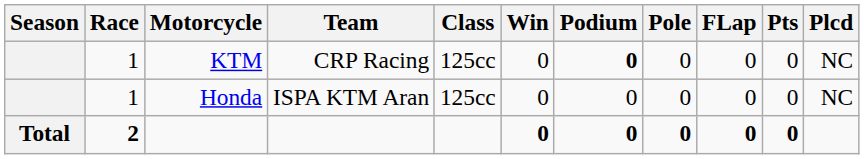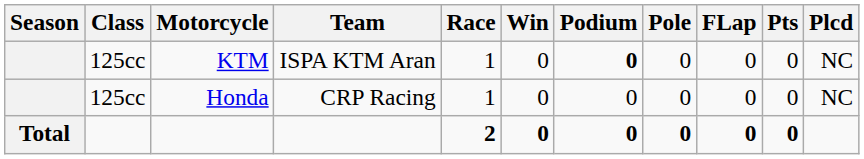columns swapped: (468, 23) <-> (114, 23)
(371, 60) CRP Racing -> (358, 60) ISPA KTM Aran
(351, 97) ISPA KTM Aran -> (378, 97) CRP Racing
